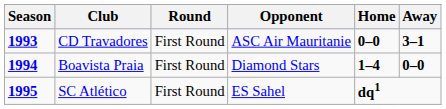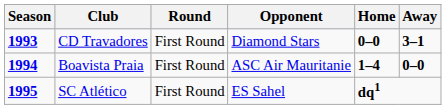(291, 41) ASC Air Mauritanie -> (275, 41) Diamond Stars
(275, 65) Diamond Stars -> (291, 65) ASC Air Mauritanie
